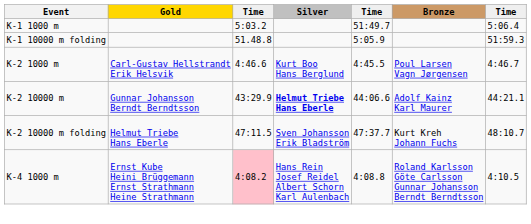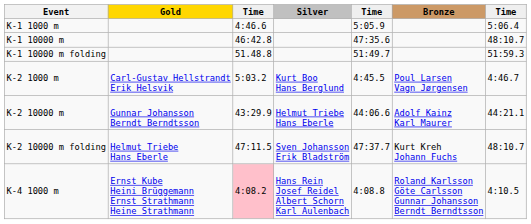(251, 26) 5:03.2 -> (251, 26) 4:46.6
(372, 26) 51:49.7 -> (369, 26) 5:05.9
+ row: (35, 40)
(369, 40) 5:05.9 -> (372, 54) 51:49.7
(251, 64) 4:46.6 -> (251, 78) 5:03.2
(310, 103) bold -> (310, 118) normal
